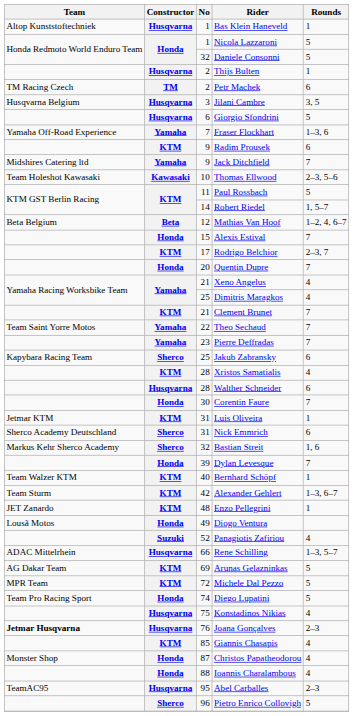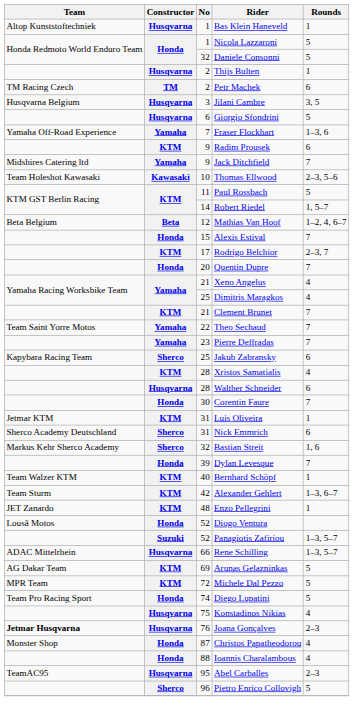(205, 522) 49 -> (205, 522) 52
(308, 537) 4 -> (322, 537) 1–3, 5–7
- row: (246, 643)
